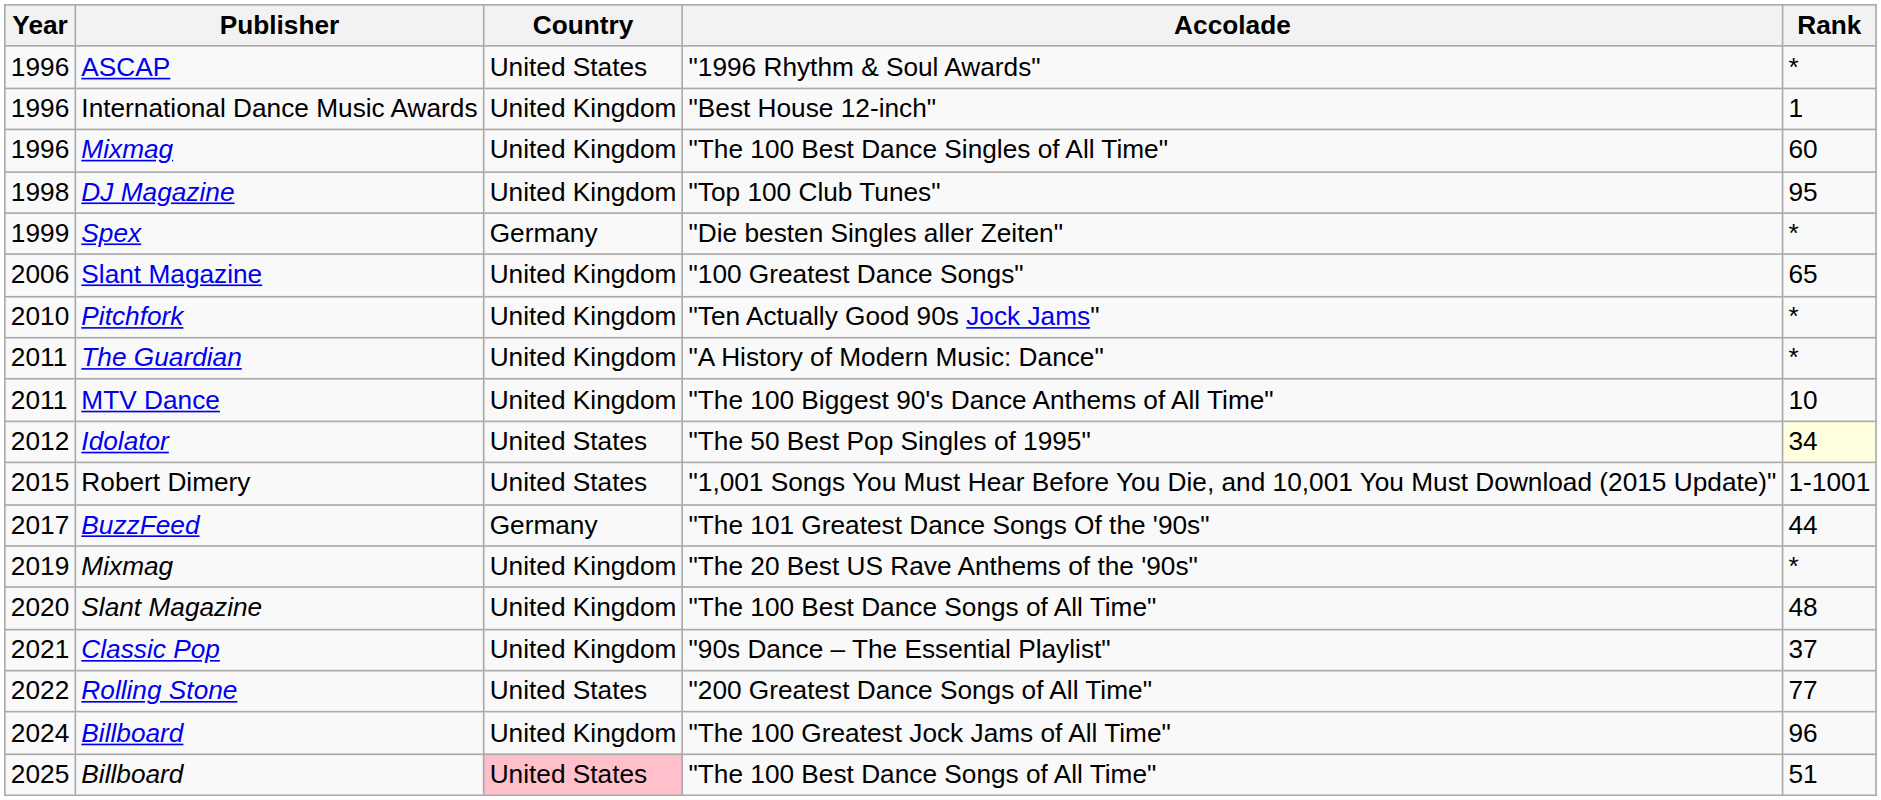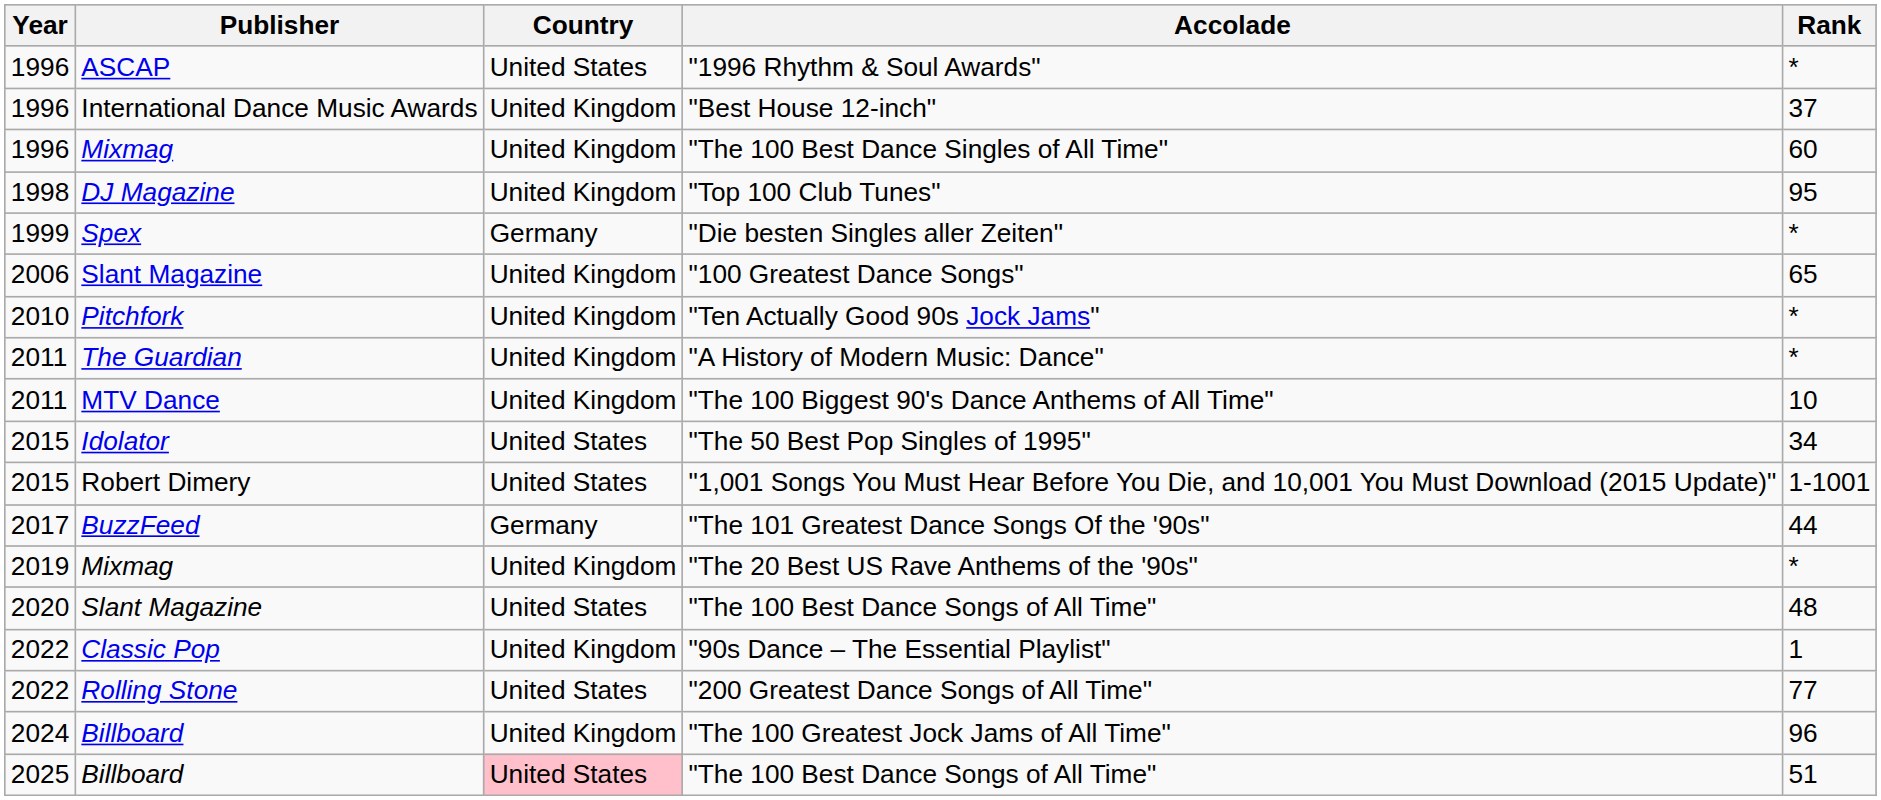(1796, 108) 1 -> (1803, 108) 37
(40, 441) 2012 -> (40, 441) 2015
(1803, 441) lightyellow background -> (1803, 441) no background
(583, 607) United Kingdom -> (568, 607) United States
(40, 649) 2021 -> (40, 649) 2022
(1803, 649) 37 -> (1796, 649) 1
